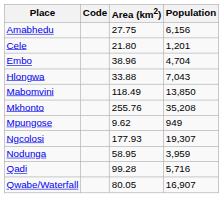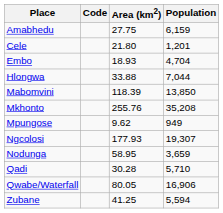(178, 30) 6,156 -> (178, 30) 6,159
(124, 61) 38.96 -> (124, 61) 18.93
(178, 76) 7,043 -> (178, 76) 7,044
(126, 92) 118.49 -> (126, 92) 118.39
(178, 154) 3,959 -> (178, 154) 3,659
(124, 169) 99.28 -> (124, 169) 30.28
(178, 169) 5,716 -> (178, 169) 5,710
(181, 185) 16,907 -> (181, 185) 16,906
+ row: (23, 200)
